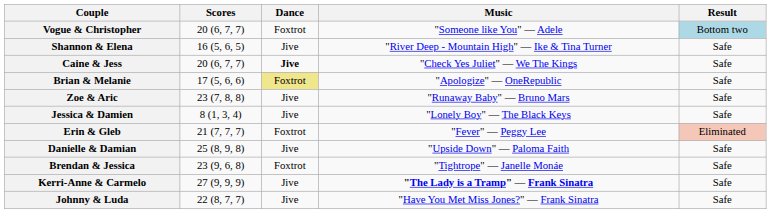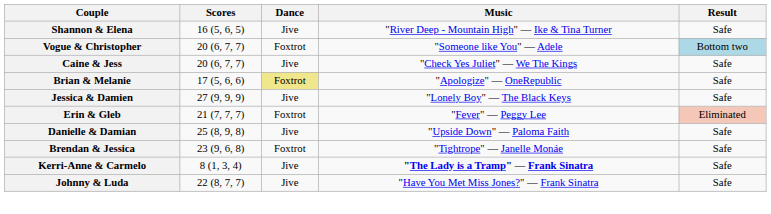rows swapped: (92, 47) <-> (92, 30)
(290, 64) bold -> (290, 64) normal
- row: (92, 98)
(221, 115) 8 (1, 3, 4) -> (221, 98) 27 (9, 9, 9)
(221, 183) 27 (9, 9, 9) -> (221, 166) 8 (1, 3, 4)
